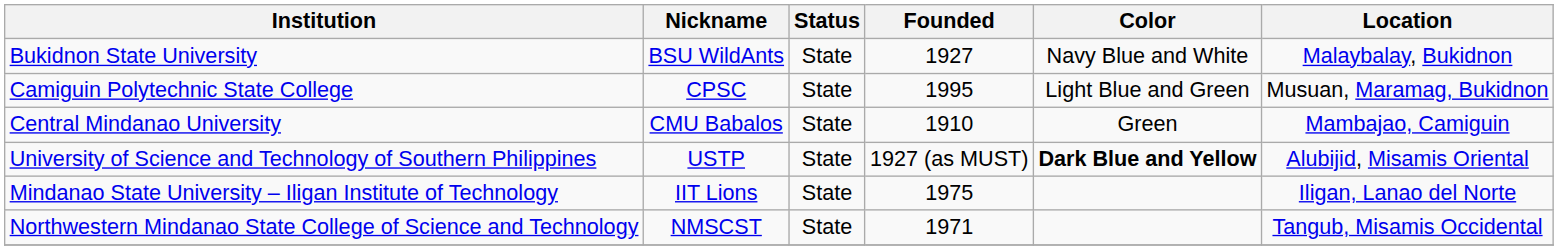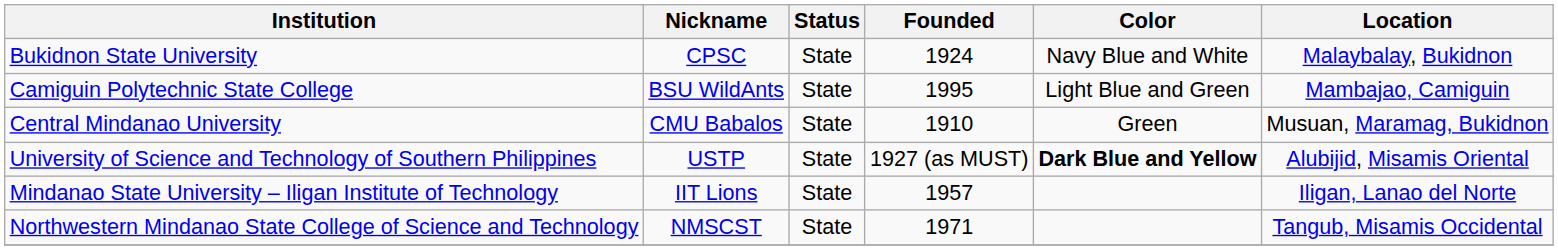(716, 55) BSU WildAnts -> (716, 55) CPSC
(949, 55) 1927 -> (949, 55) 1924
(716, 90) CPSC -> (716, 90) BSU WildAnts
(1408, 90) Musuan, Maramag, Bukidnon -> (1408, 90) Mambajao, Camiguin
(1408, 124) Mambajao, Camiguin -> (1408, 124) Musuan, Maramag, Bukidnon
(949, 192) 1975 -> (949, 192) 1957
